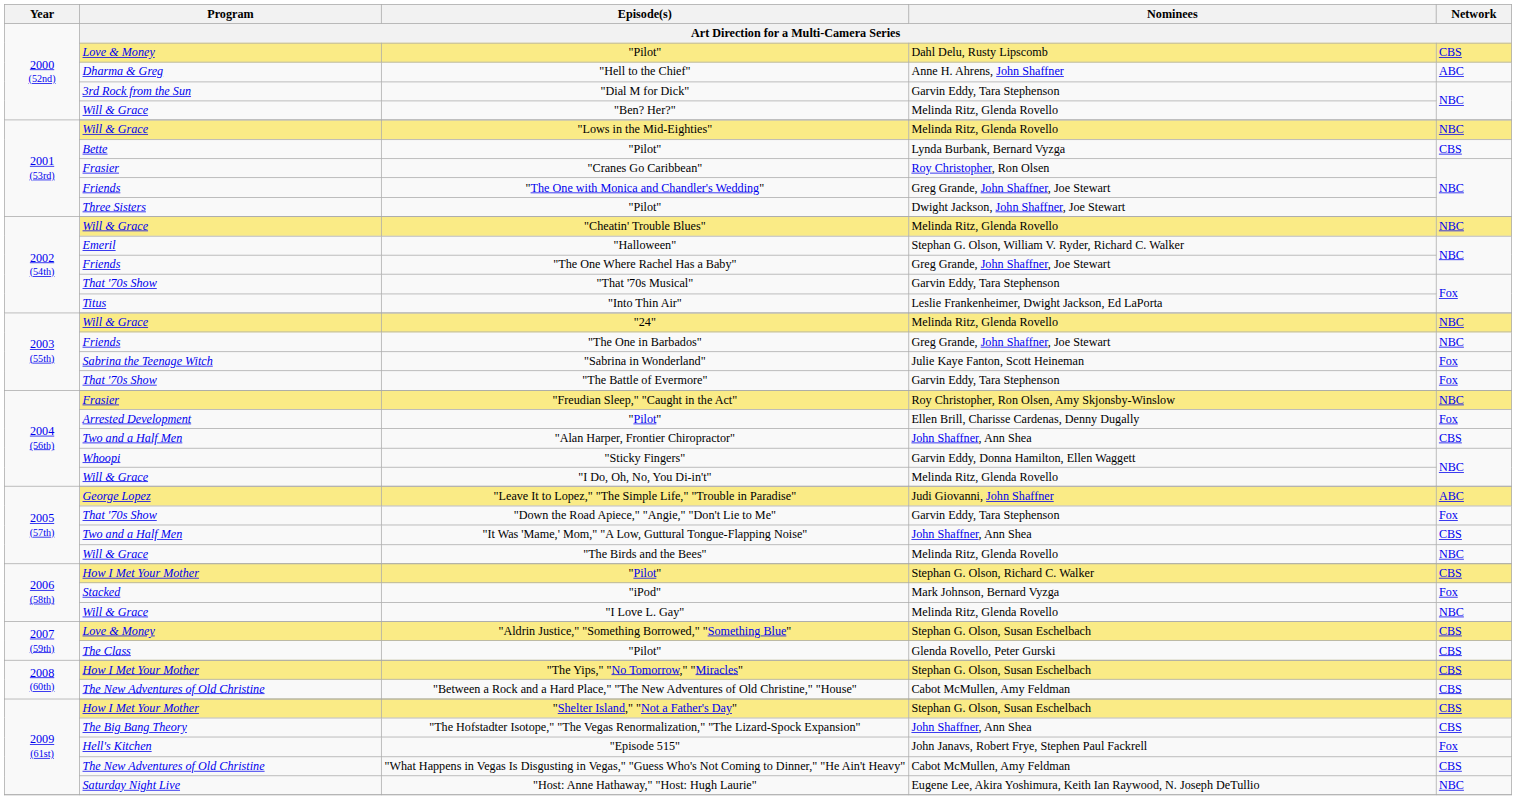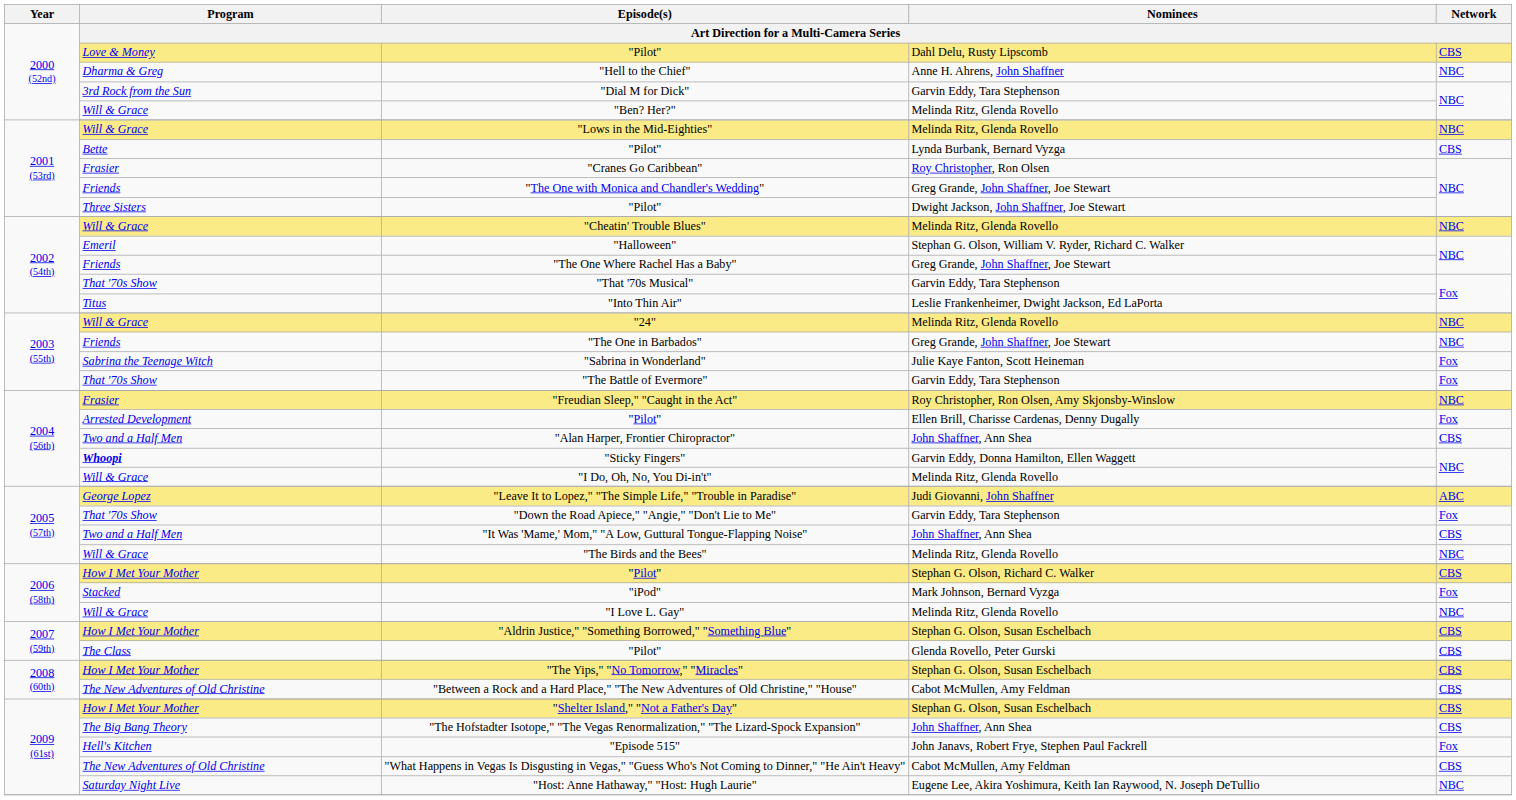(1451, 71) ABC -> (1451, 71) NBC
(101, 457) normal -> (102, 457) bold
(119, 631) Love & Money -> (141, 631) How I Met Your Mother
